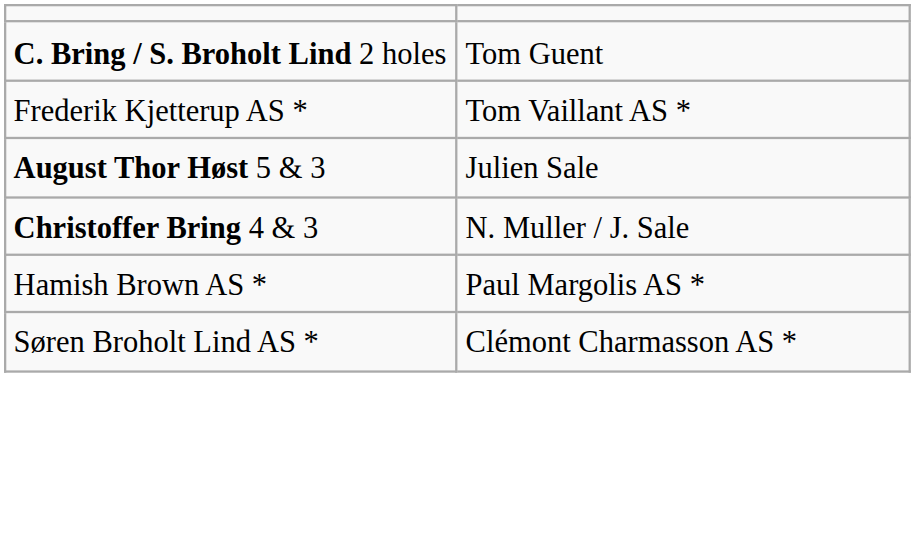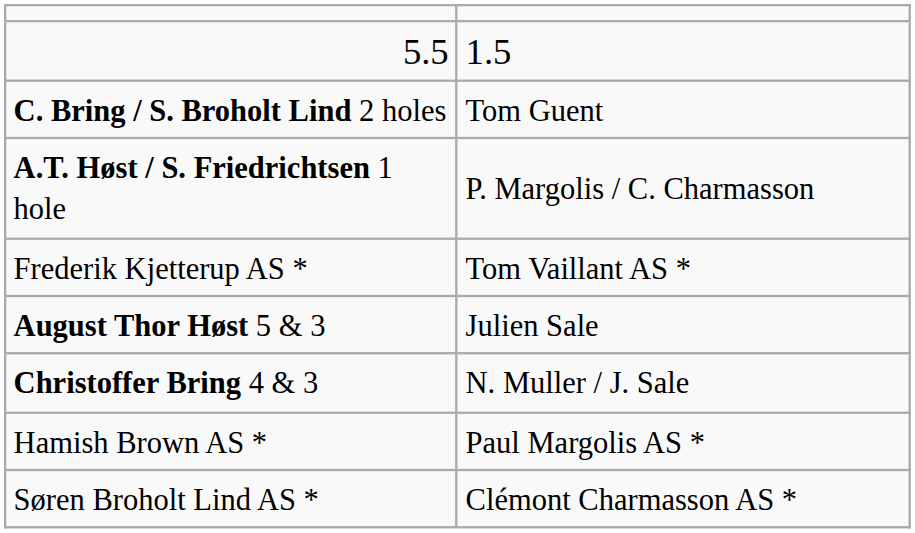+ row: (426, 50)
+ row: (203, 189)
